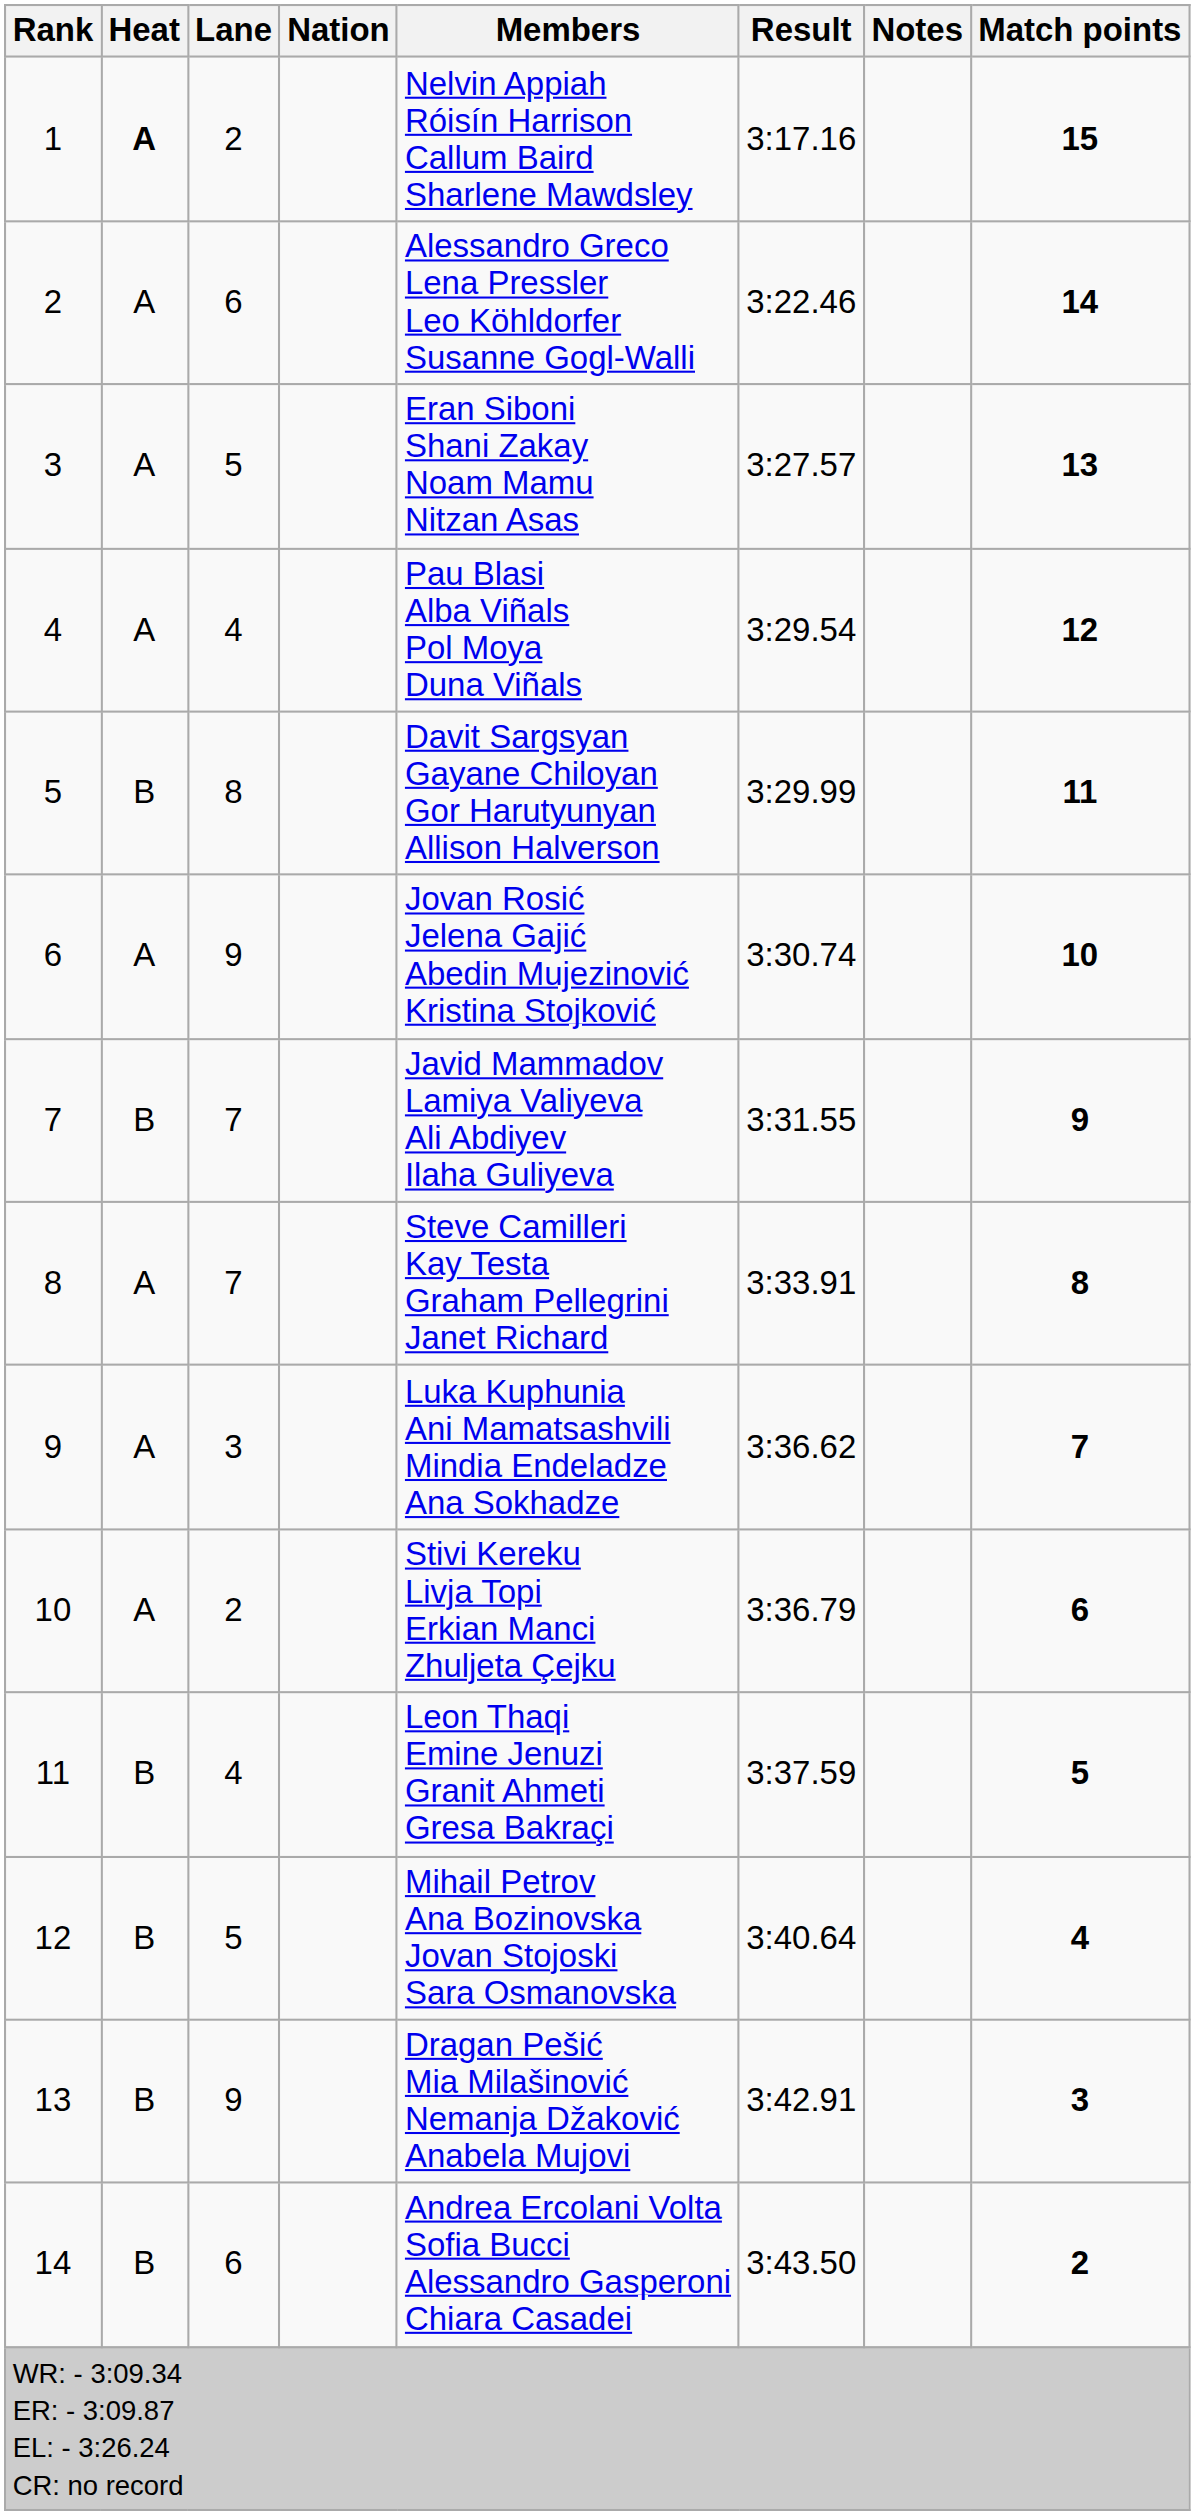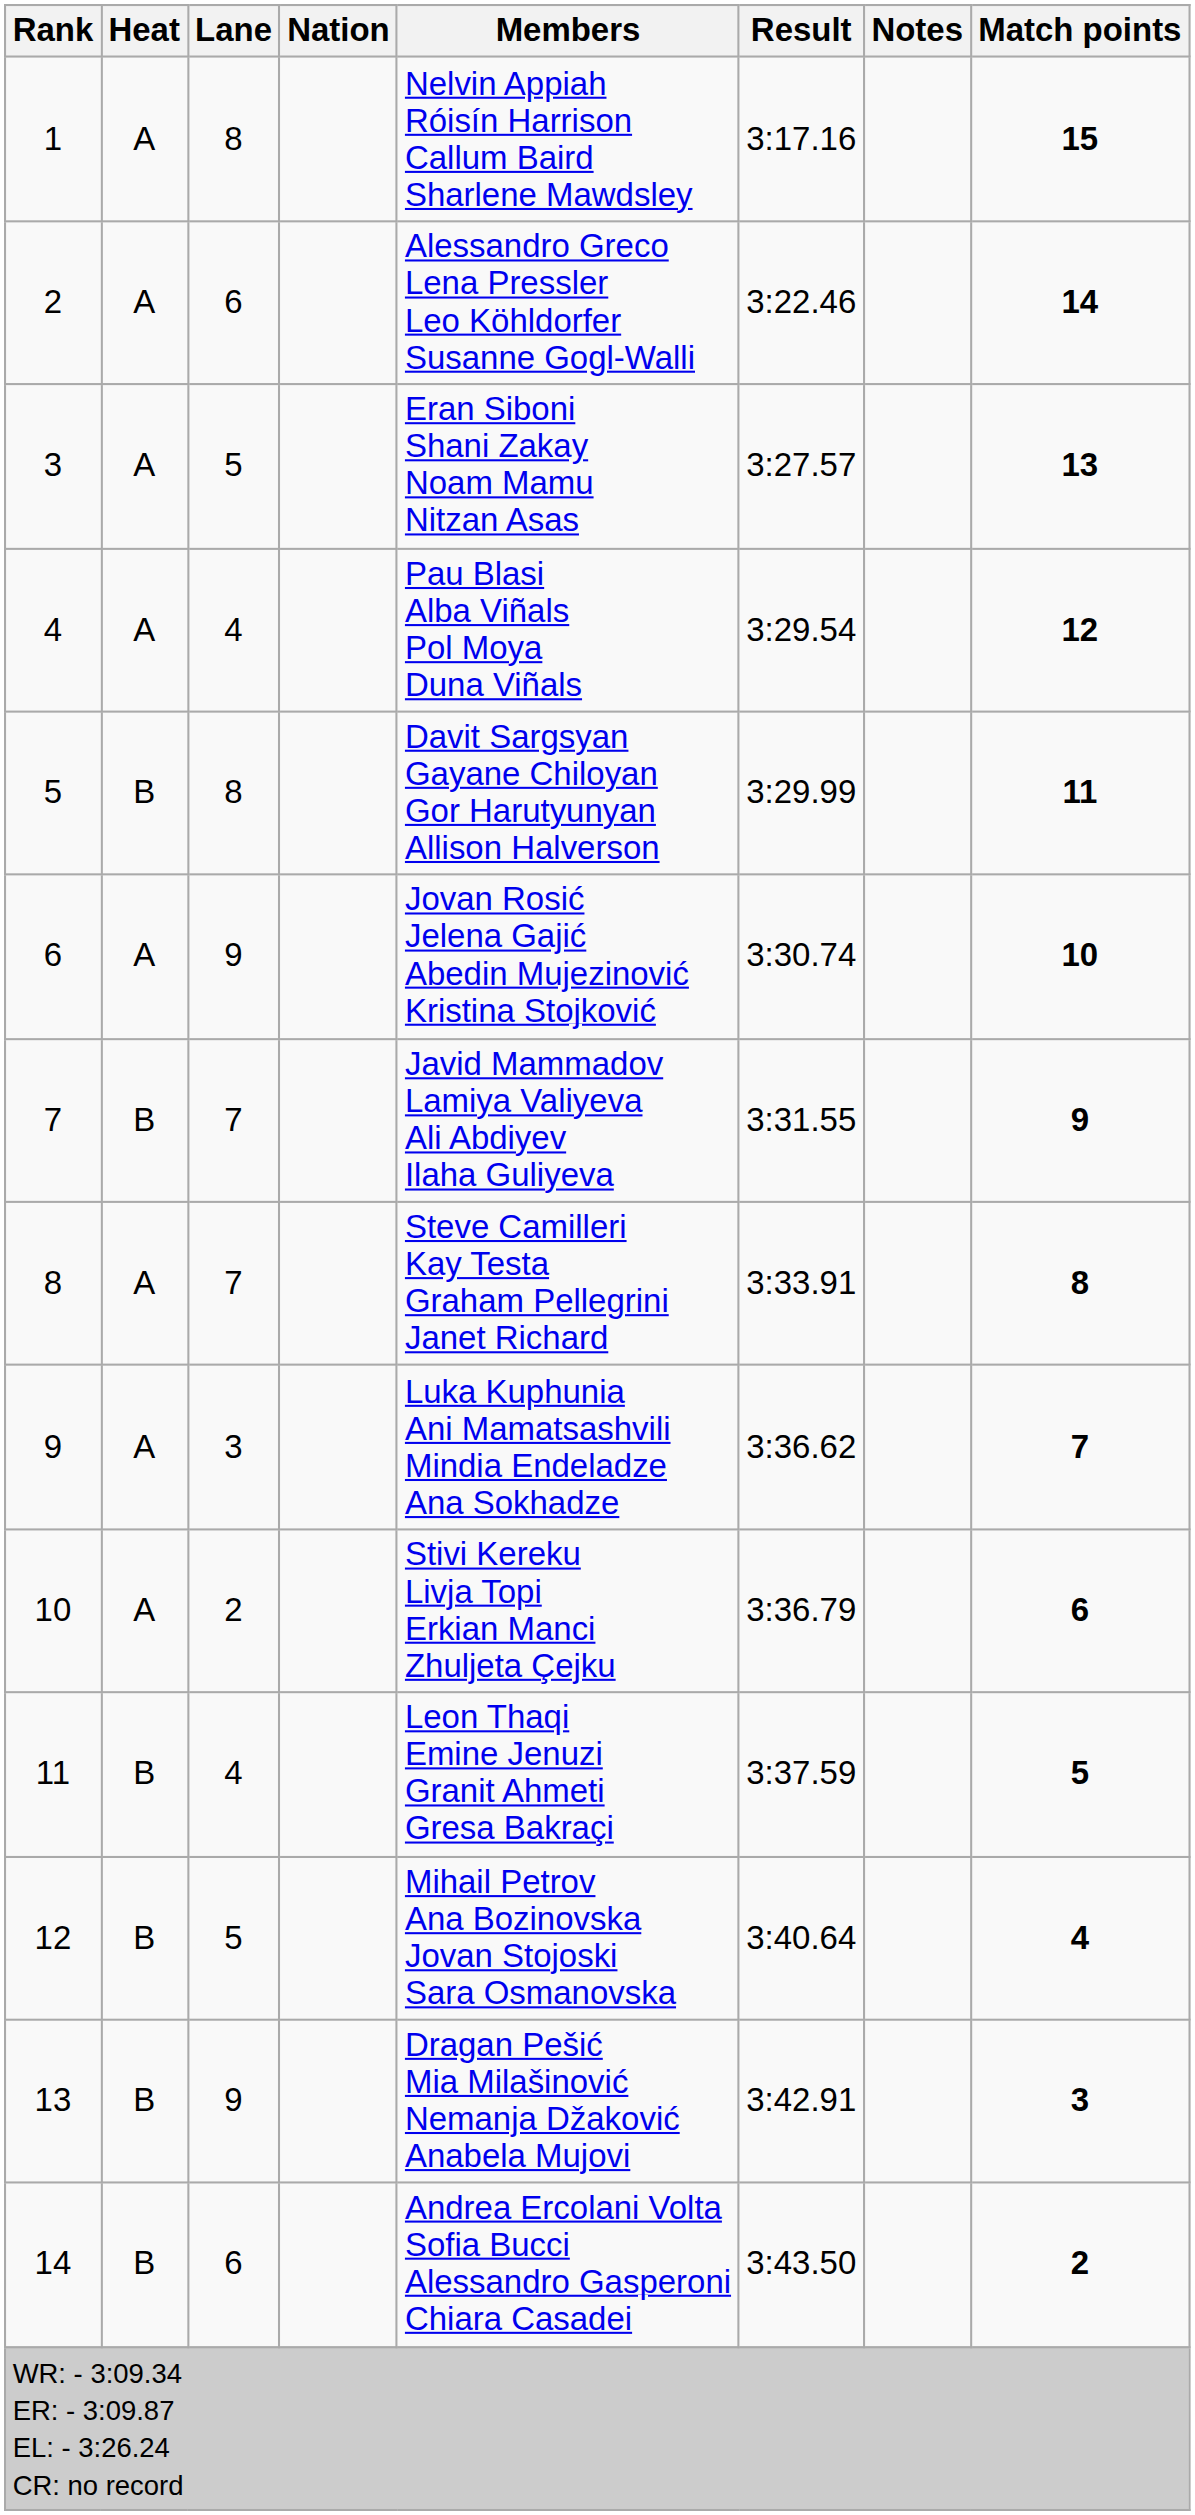(144, 138) bold -> (144, 138) normal
(234, 138) 2 -> (234, 138) 8
